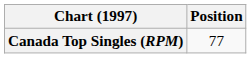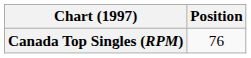(216, 40) 77 -> (216, 40) 76
